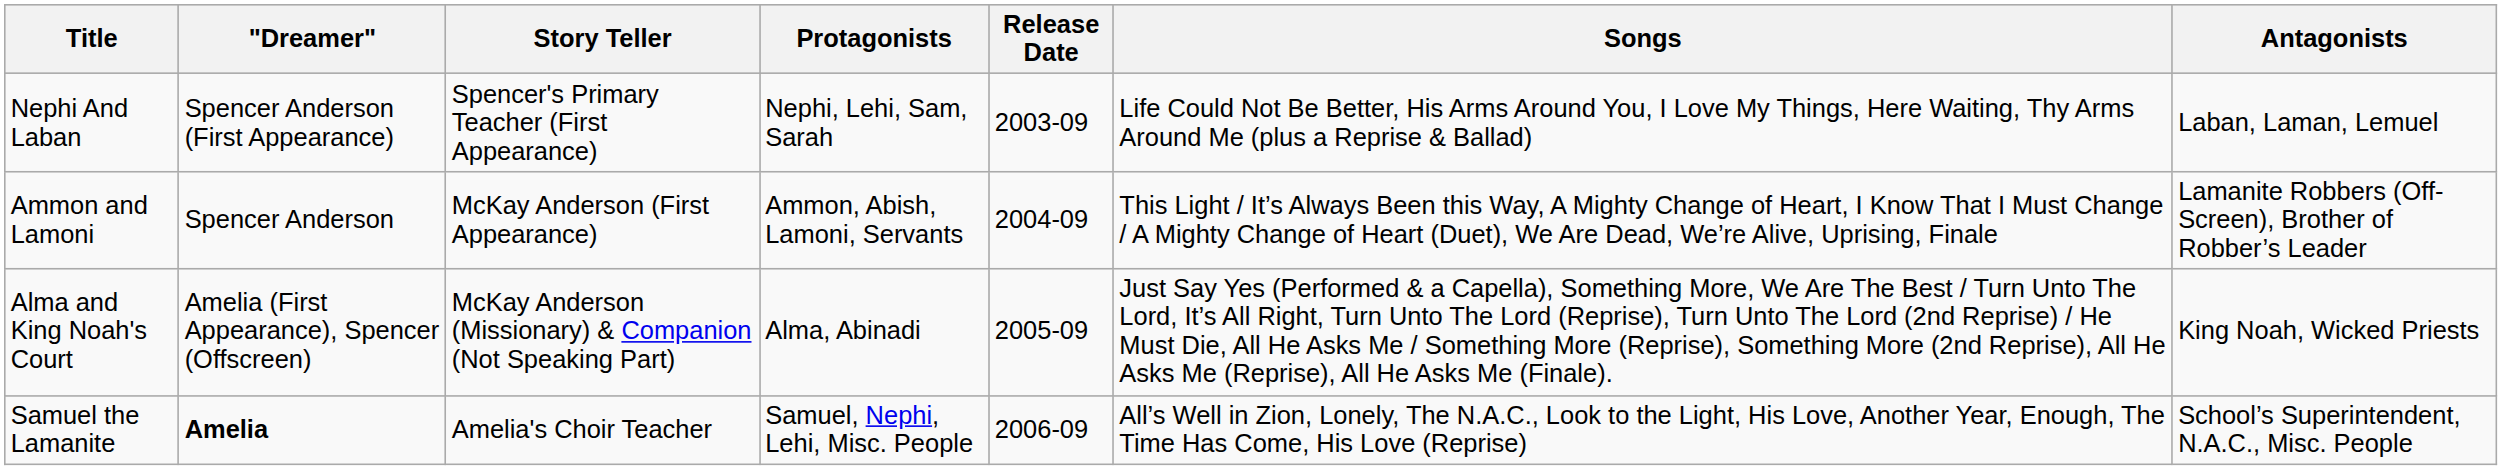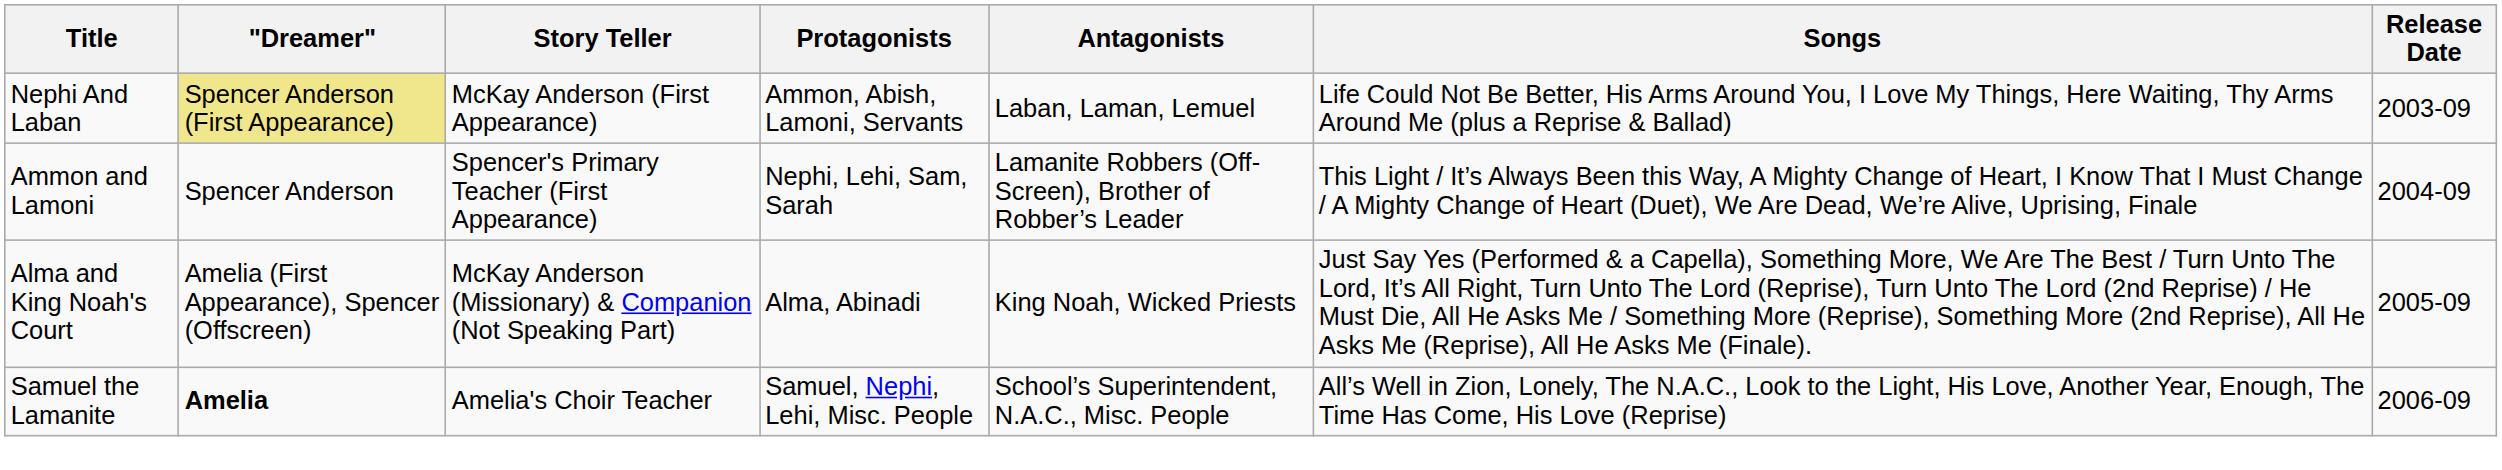columns swapped: (2334, 38) <-> (1051, 38)
(289, 122) no background -> (289, 107) khaki background
(555, 122) Spencer's Primary Teacher (First Appearance) -> (580, 107) McKay Anderson (First Appearance)
(866, 122) Nephi, Lehi, Sam, Sarah -> (864, 107) Ammon, Abish, Lamoni, Servants
(580, 219) McKay Anderson (First Appearance) -> (555, 191) Spencer's Primary Teacher (First Appearance)
(864, 219) Ammon, Abish, Lamoni, Servants -> (866, 191) Nephi, Lehi, Sam, Sarah
